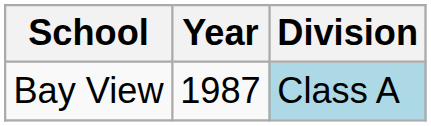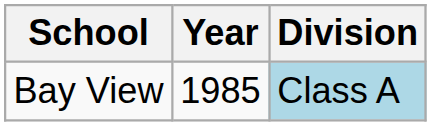(220, 90) 1987 -> (220, 90) 1985
